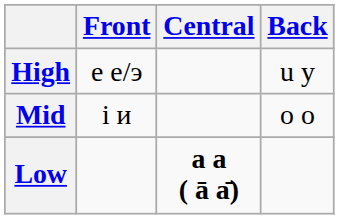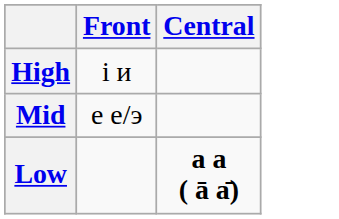- column: (298, 26)
(117, 70) e е/э -> (117, 70) i и
(117, 114) i и -> (117, 114) e е/э
